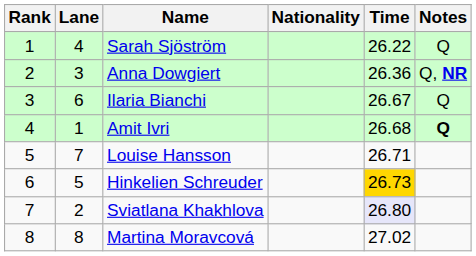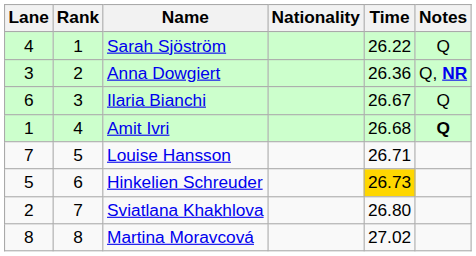columns swapped: (30, 18) <-> (79, 18)
(390, 210) lavender background -> (390, 210) no background
